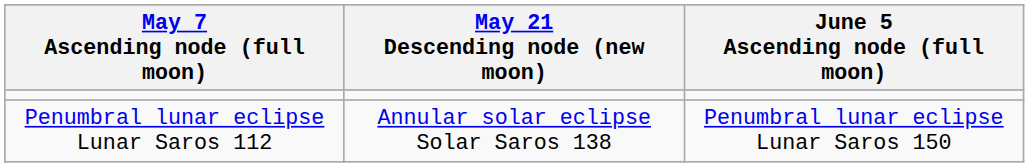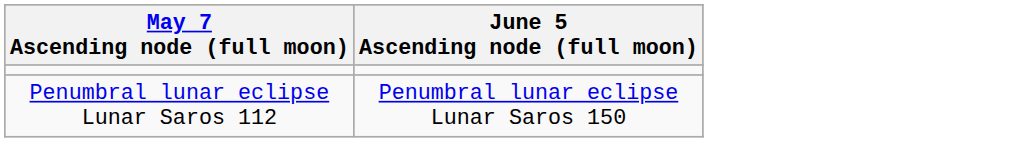- column: (514, 48)
